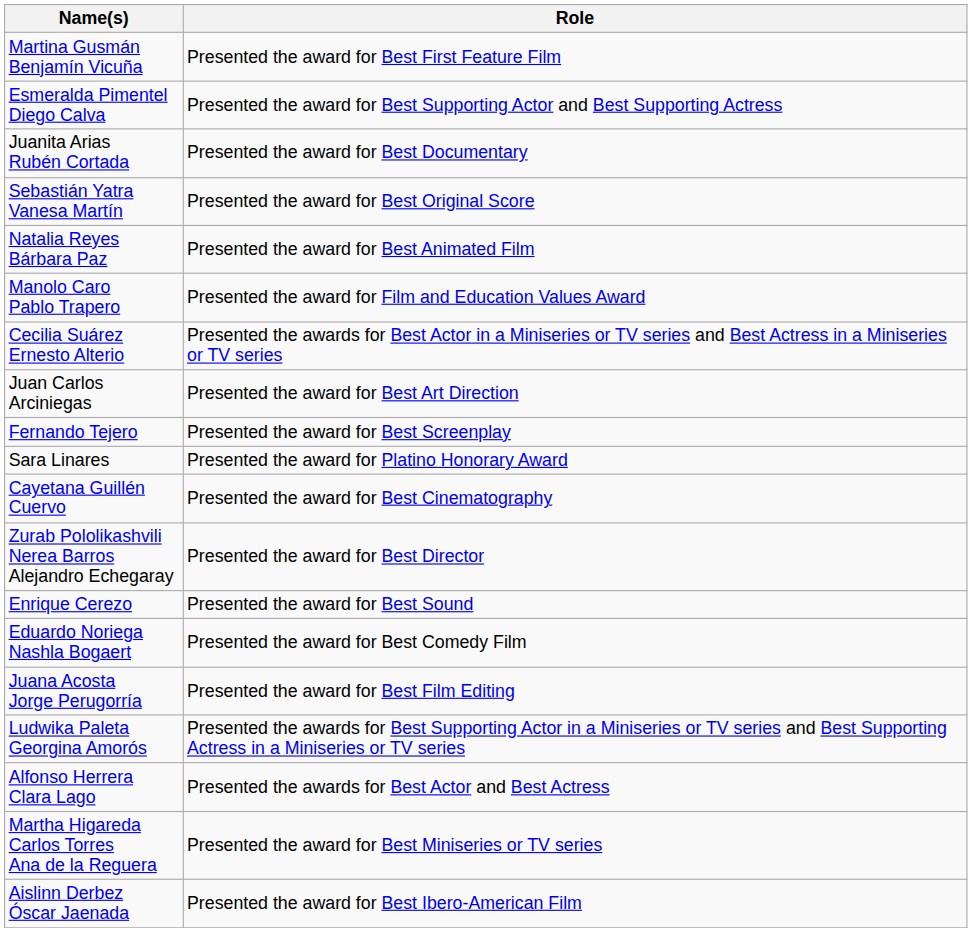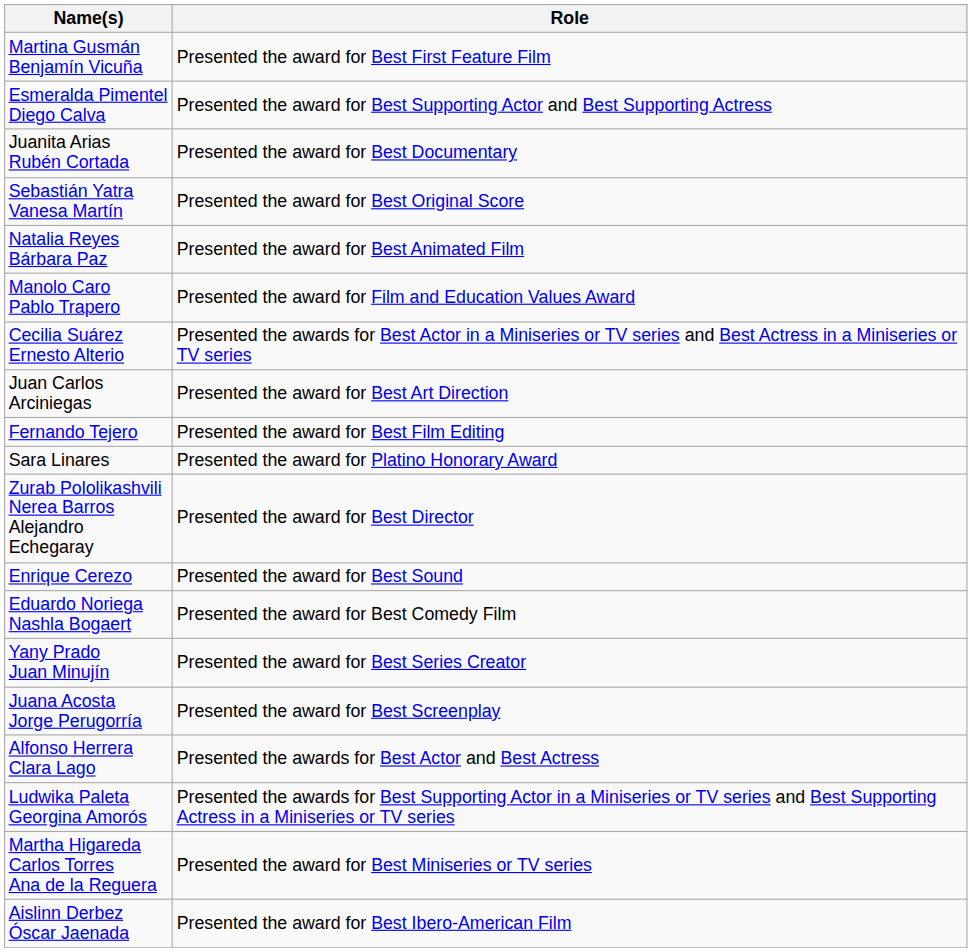(349, 431) Presented the award for Best Screenplay -> (341, 431) Presented the award for Best Film Editing
- row: (77, 498)
+ row: (59, 662)
(351, 690) Presented the award for Best Film Editing -> (339, 710) Presented the award for Best Screenplay
rows swapped: (78, 738) <-> (71, 787)
